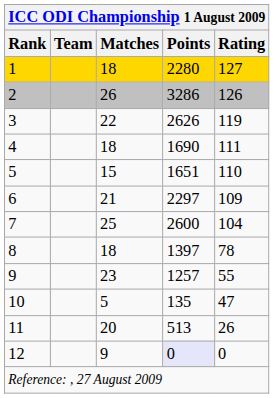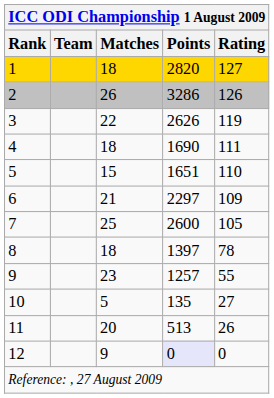(183, 69) 2280 -> (183, 69) 2820
(230, 224) 104 -> (230, 224) 105
(226, 302) 47 -> (226, 302) 27
